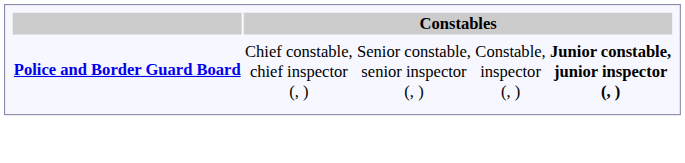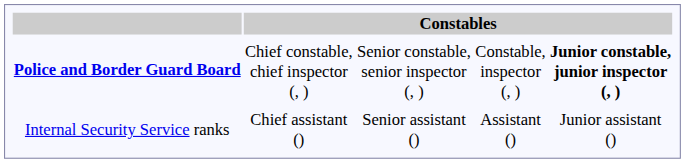+ row: (299, 129)
